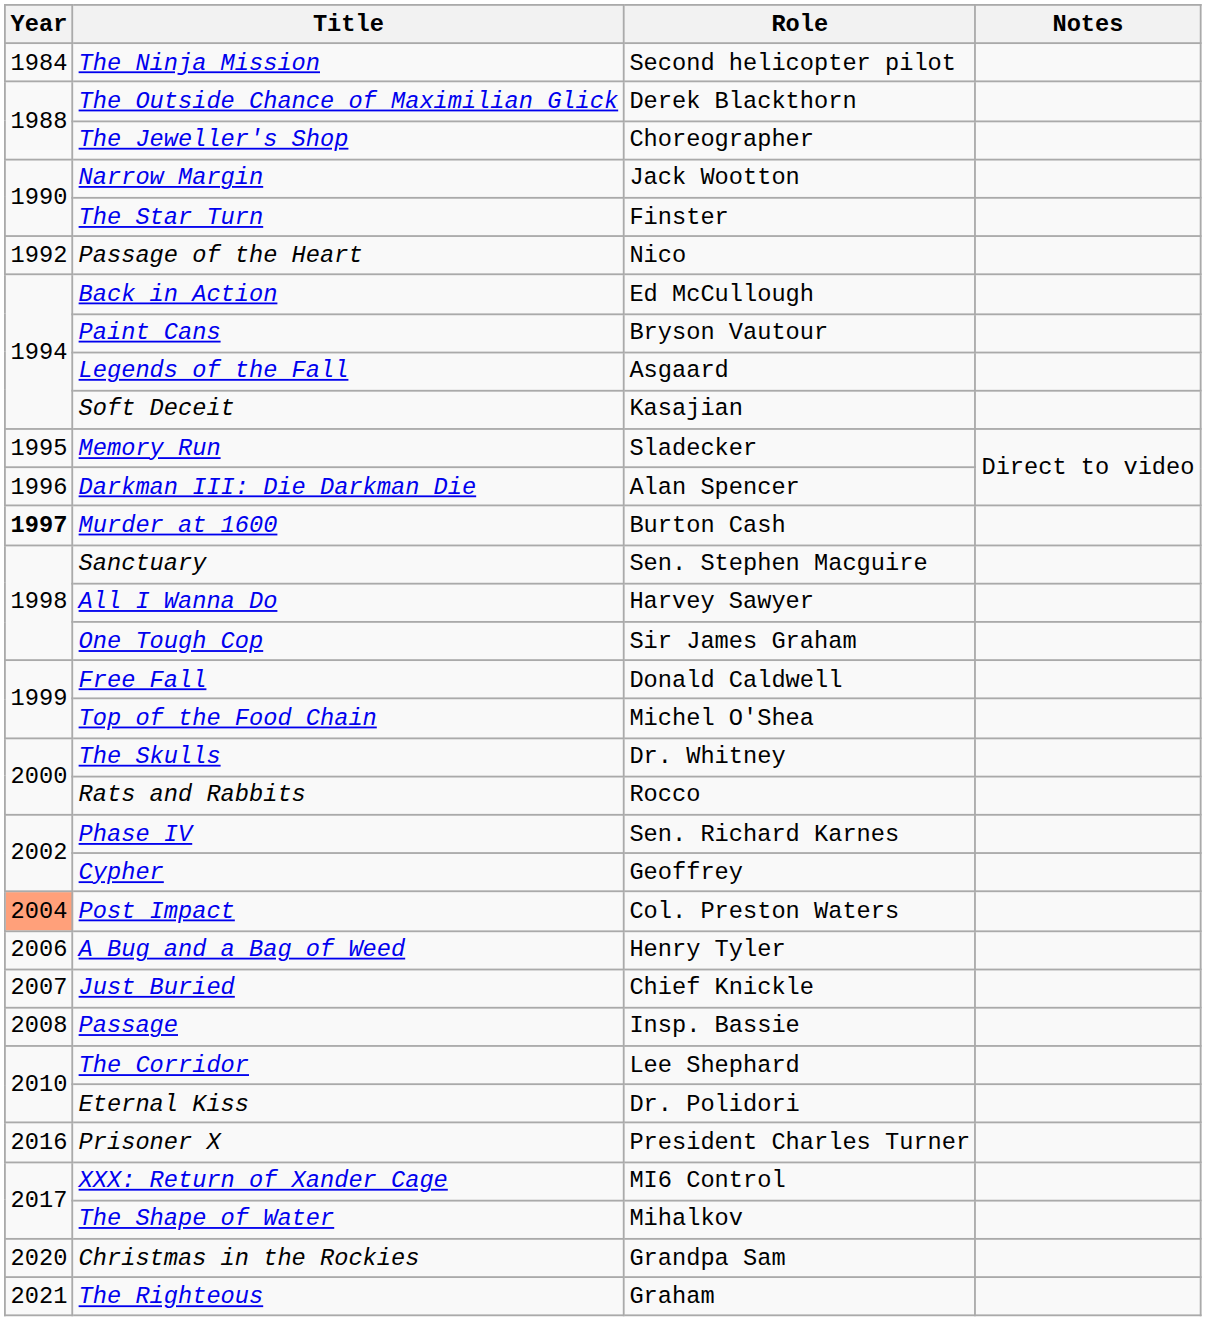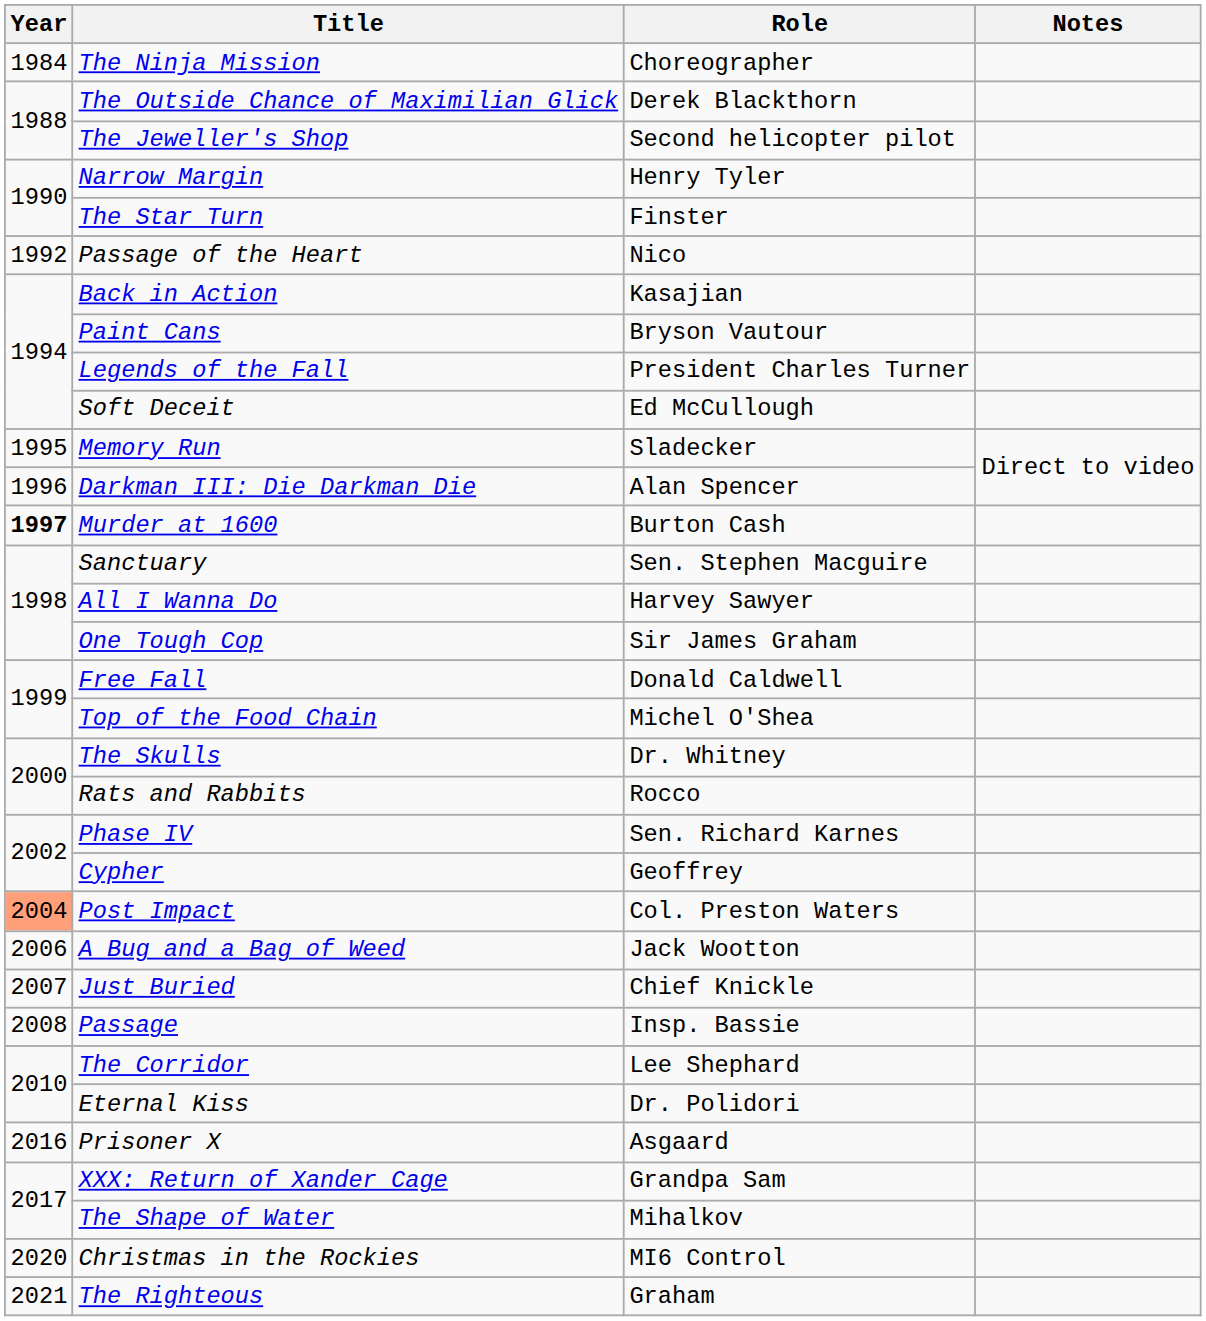(793, 63) Second helicopter pilot -> (722, 63) Choreographer
(722, 140) Choreographer -> (793, 140) Second helicopter pilot
(715, 178) Jack Wootton -> (708, 178) Henry Tyler
(722, 294) Ed McCullough -> (686, 294) Kasajian
(679, 371) Asgaard -> (800, 371) President Charles Turner
(686, 410) Kasajian -> (722, 410) Ed McCullough
(708, 950) Henry Tyler -> (715, 950) Jack Wootton
(800, 1142) President Charles Turner -> (679, 1142) Asgaard
(708, 1181) MI6 Control -> (708, 1181) Grandpa Sam
(708, 1258) Grandpa Sam -> (708, 1258) MI6 Control
